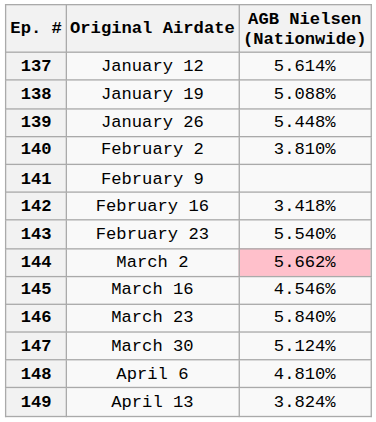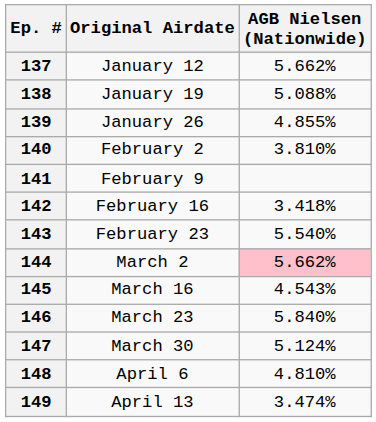(305, 66) 5.614% -> (305, 66) 5.662%
(305, 122) 5.448% -> (305, 122) 4.855%
(305, 290) 4.546% -> (305, 290) 4.543%
(305, 402) 3.824% -> (305, 402) 3.474%
